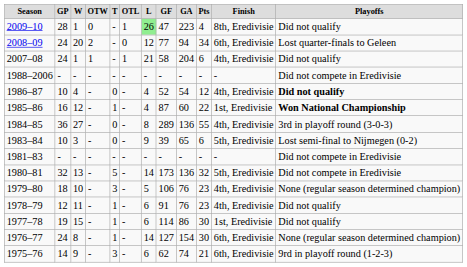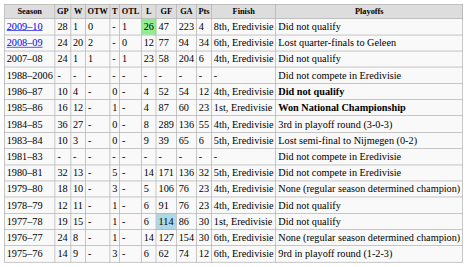(149, 59) 21 -> (149, 59) 23
(204, 108) 22 -> (204, 108) 23
(166, 172) 173 -> (166, 172) 171
(166, 221) no background -> (166, 221) lightblue background
(204, 254) 21 -> (204, 254) 12
